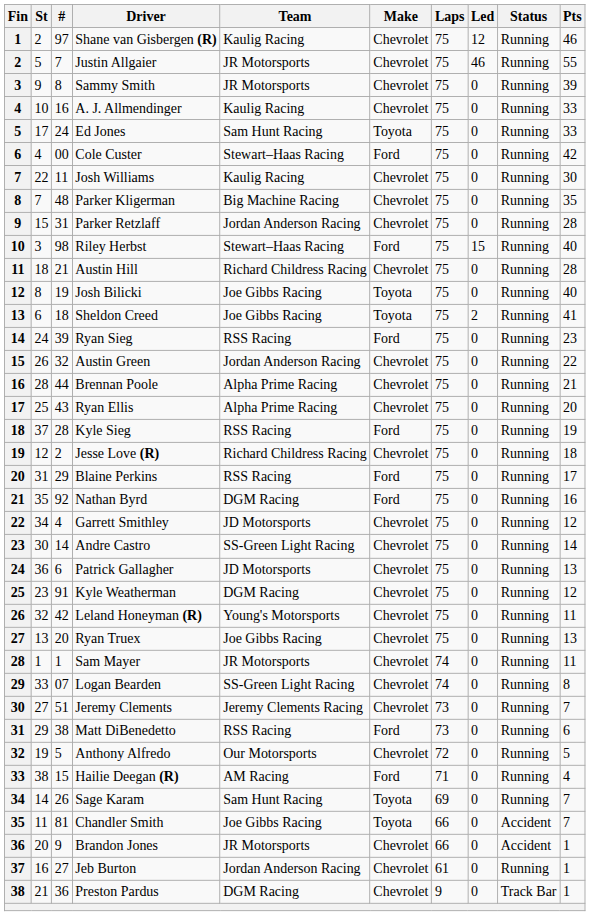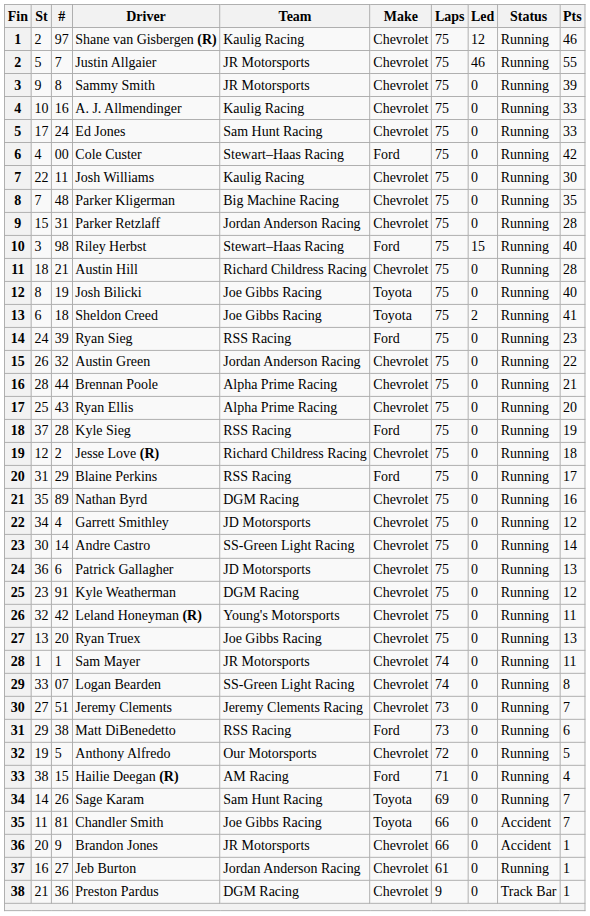(393, 131) Toyota -> (401, 131) Chevrolet
(62, 500) 92 -> (62, 500) 89
(387, 500) Ford -> (401, 500) Chevrolet
